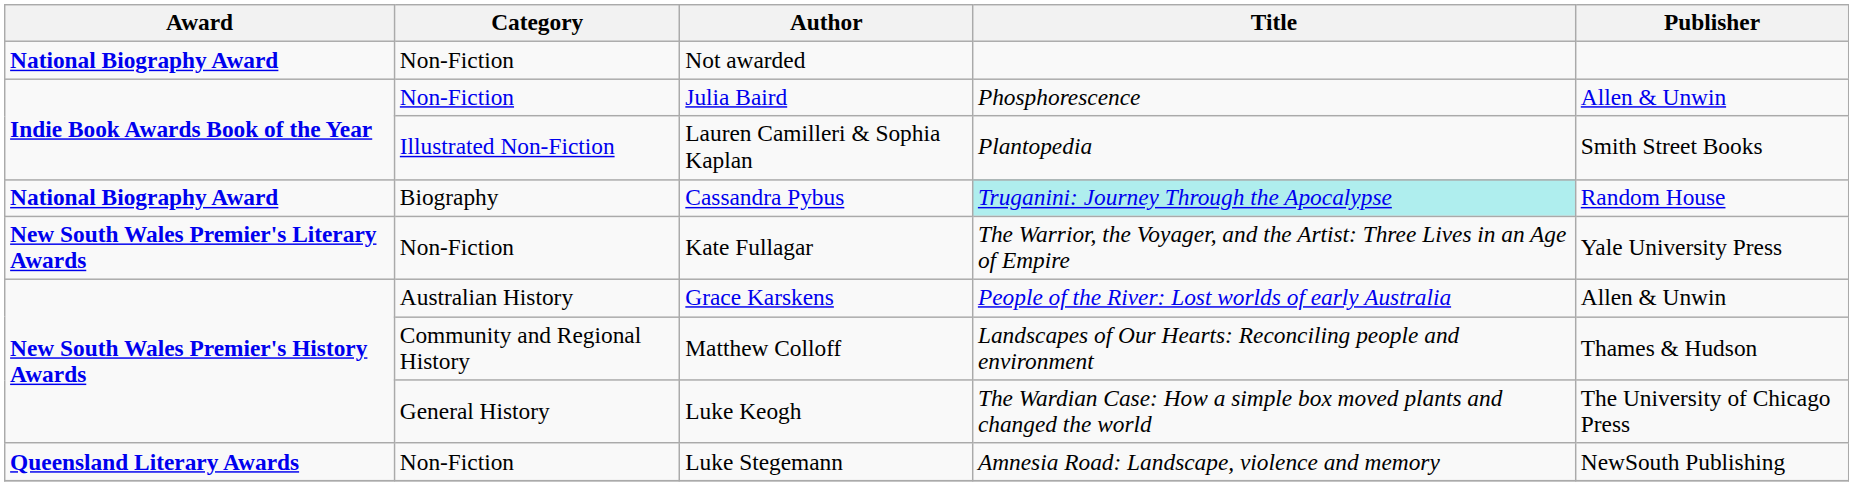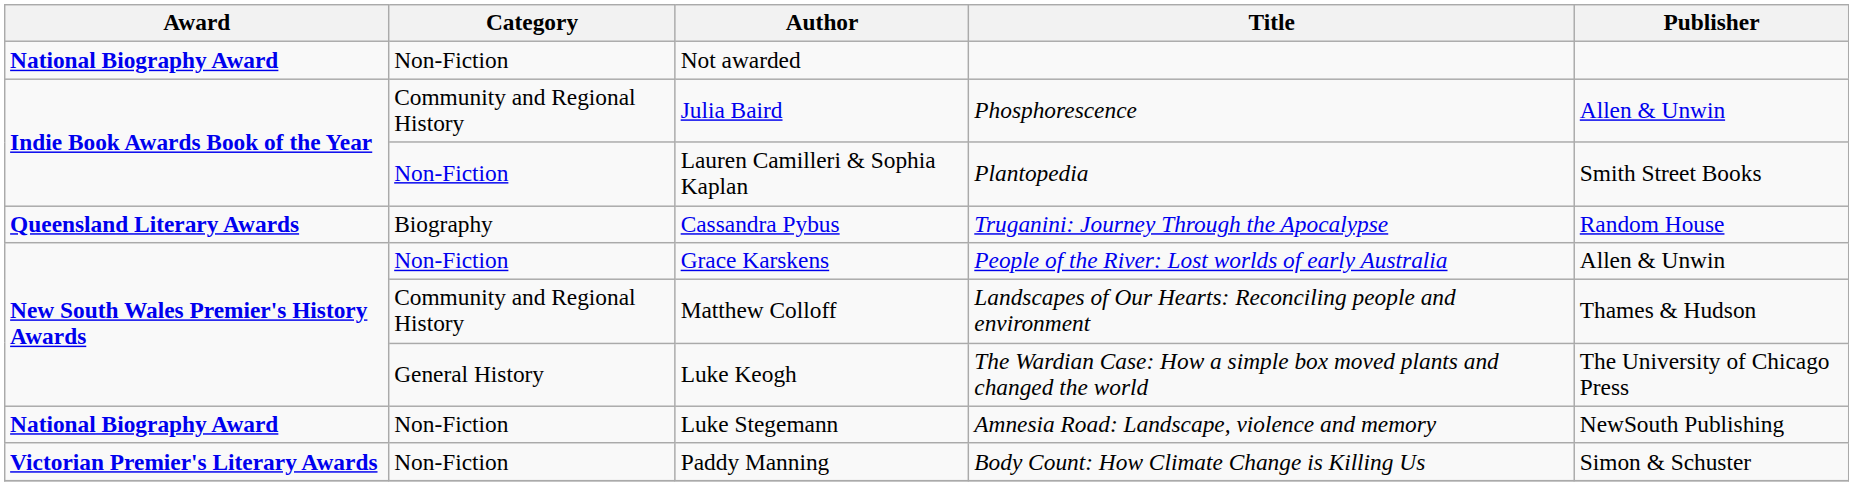(457, 97) Non-Fiction -> (515, 110) Community and Regional History
(507, 147) Illustrated Non-Fiction -> (451, 173) Non-Fiction
(144, 197) National Biography Award -> (155, 223) Queensland Literary Awards
(1185, 197) paleturquoise background -> (1181, 223) no background
- row: (749, 247)
(486, 297) Australian History -> (451, 260) Non-Fiction
(155, 461) Queensland Literary Awards -> (144, 424) National Biography Award
+ row: (755, 461)
